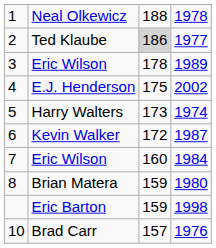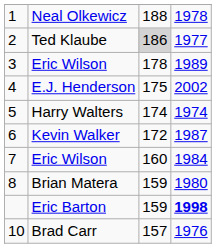(155, 111) 173 -> (155, 111) 174
(191, 207) normal -> (191, 207) bold
